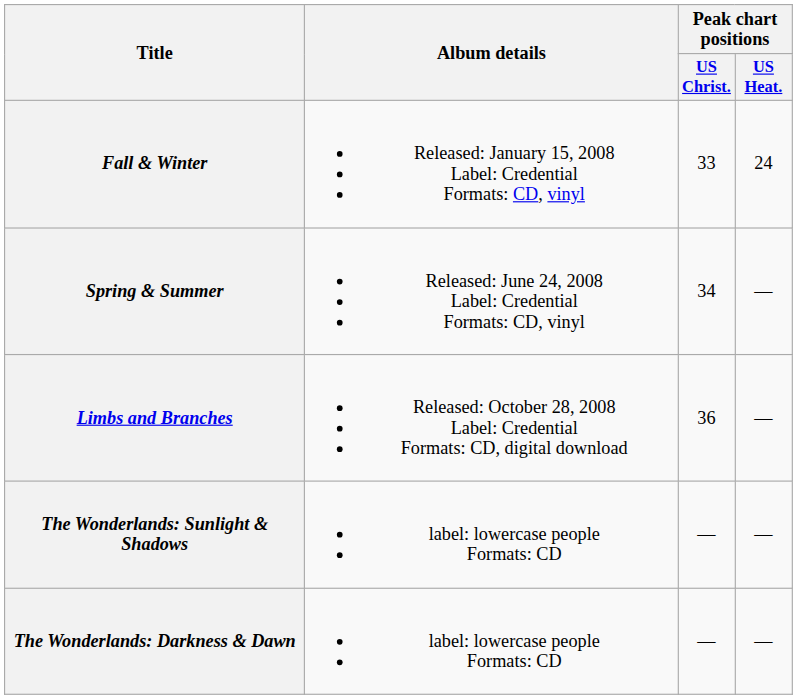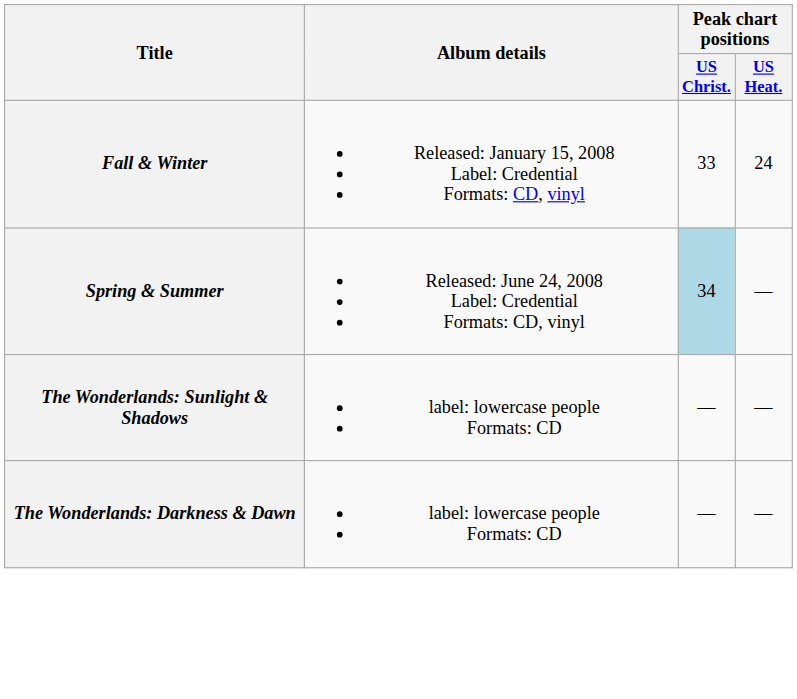(706, 290) no background -> (706, 290) lightblue background
- row: (155, 417)
